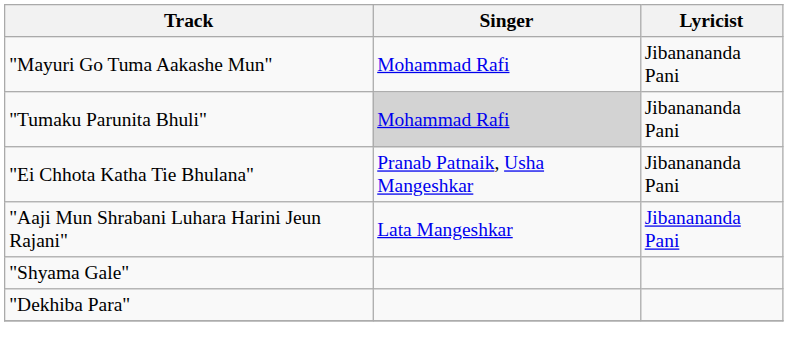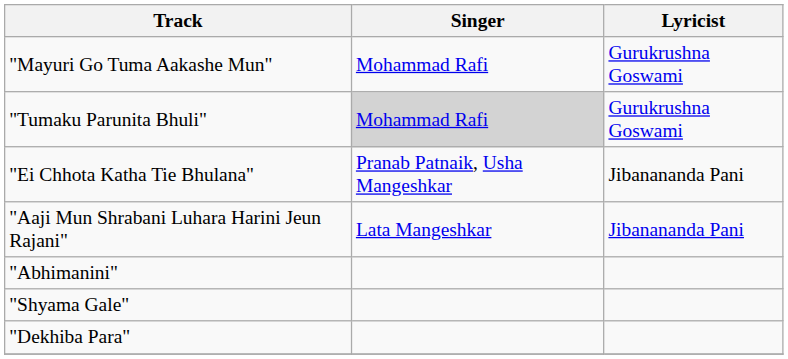(693, 64) Jibanananda Pani -> (659, 64) Gurukrushna Goswami
(693, 119) Jibanananda Pani -> (659, 119) Gurukrushna Goswami
+ row: (64, 273)
